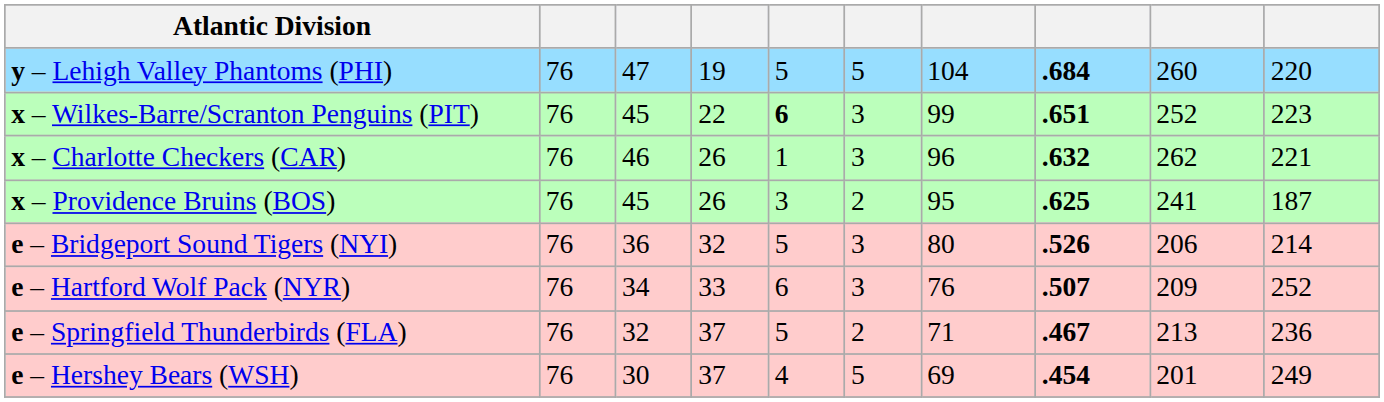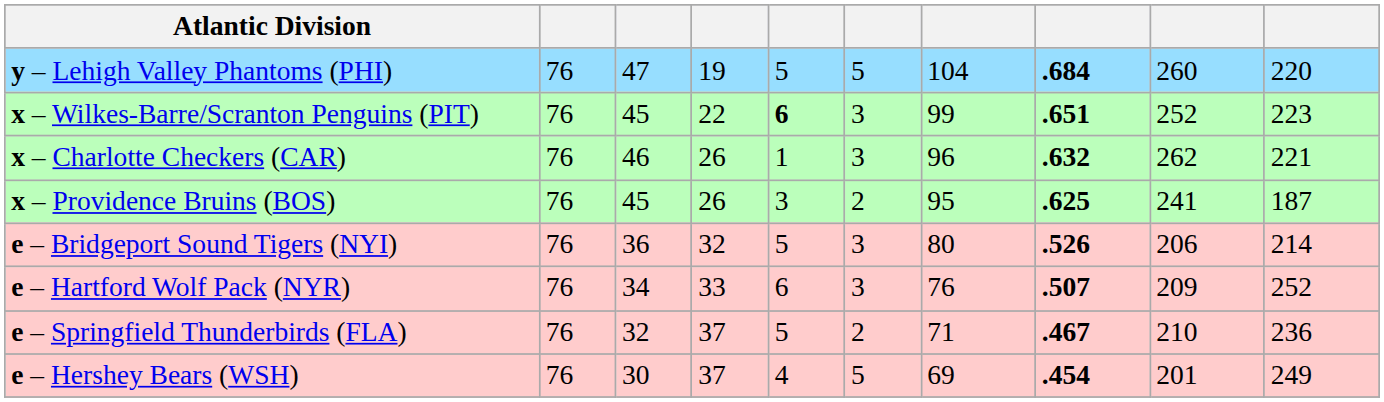(1177, 331) 213 -> (1177, 331) 210
